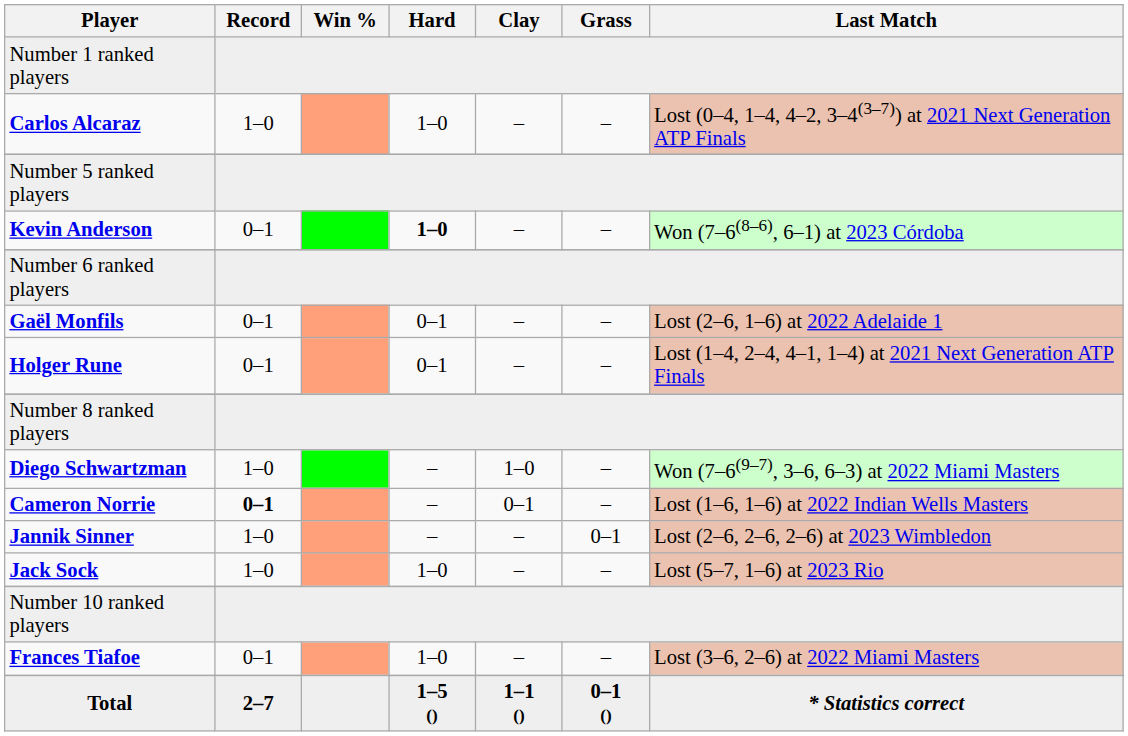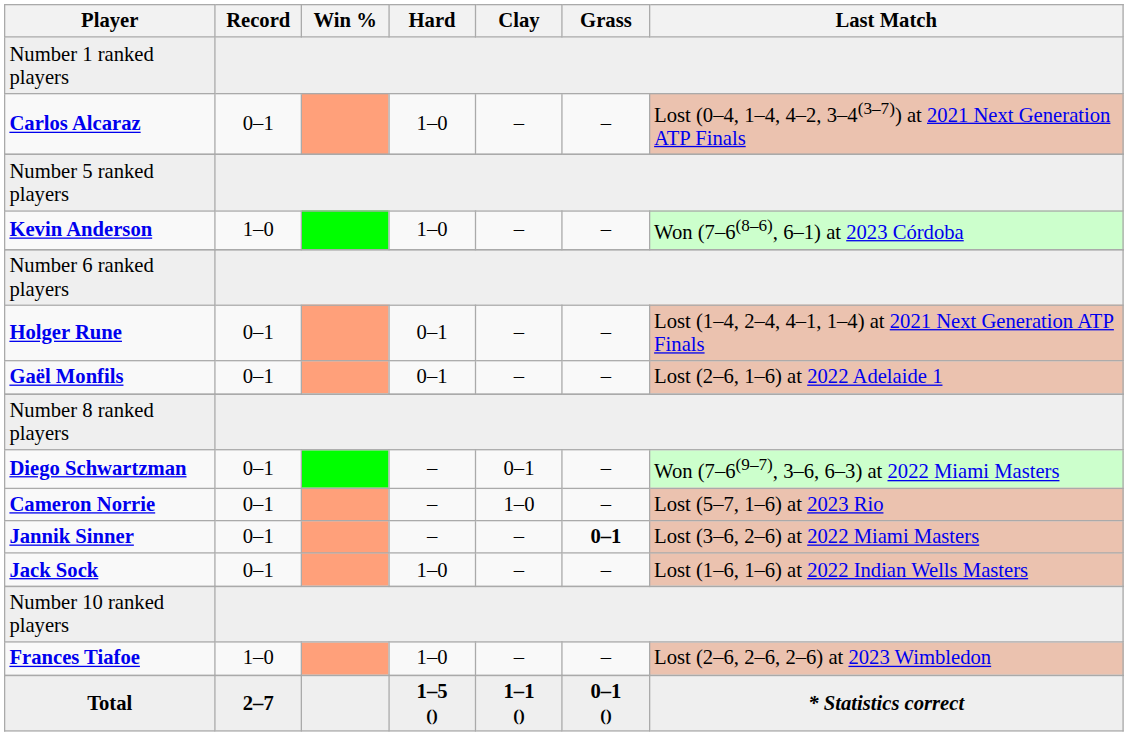(258, 123) 1–0 -> (258, 123) 0–1
(258, 229) 0–1 -> (258, 229) 1–0
(432, 229) bold -> (432, 229) normal
rows swapped: (66, 321) <-> (66, 365)
(258, 468) 1–0 -> (258, 468) 0–1
(519, 468) 1–0 -> (519, 468) 0–1
(258, 504) bold -> (258, 504) normal
(519, 504) 0–1 -> (519, 504) 1–0
(841, 504) Lost (1–6, 1–6) at 2022 Indian Wells Masters -> (769, 504) Lost (5–7, 1–6) at 2023 Rio
(258, 537) 1–0 -> (258, 537) 0–1
(606, 537) normal -> (606, 537) bold
(823, 537) Lost (2–6, 2–6, 2–6) at 2023 Wimbledon -> (817, 537) Lost (3–6, 2–6) at 2022 Miami Masters
(258, 569) 1–0 -> (258, 569) 0–1
(769, 569) Lost (5–7, 1–6) at 2023 Rio -> (841, 569) Lost (1–6, 1–6) at 2022 Indian Wells Masters
(258, 658) 0–1 -> (258, 658) 1–0
(817, 658) Lost (3–6, 2–6) at 2022 Miami Masters -> (823, 658) Lost (2–6, 2–6, 2–6) at 2023 Wimbledon
